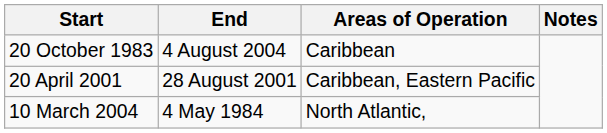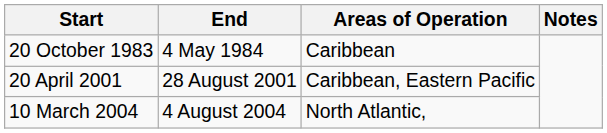(224, 50) 4 August 2004 -> (213, 50) 4 May 1984
(213, 111) 4 May 1984 -> (224, 111) 4 August 2004
